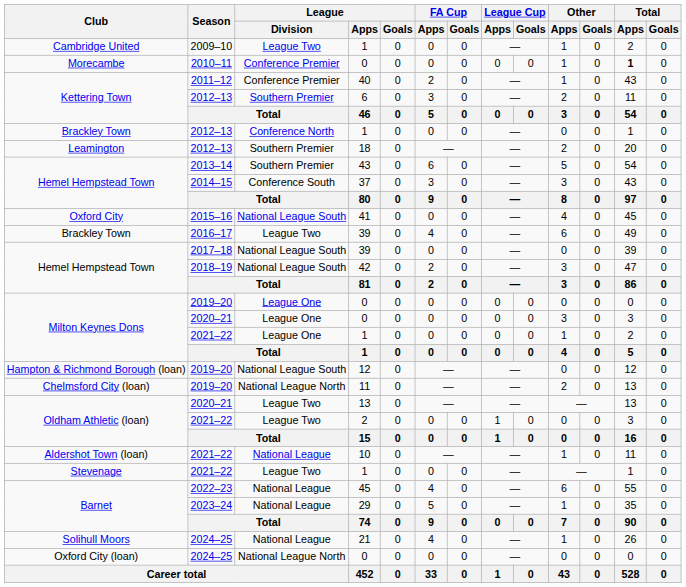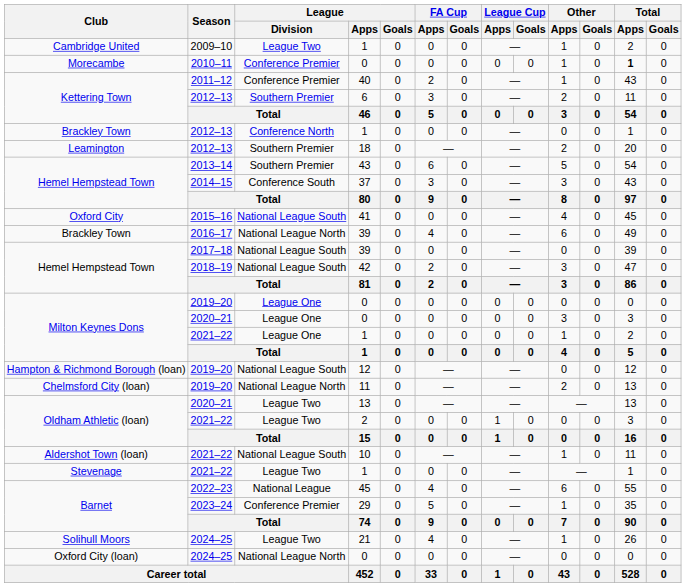(292, 234) League Two -> (292, 234) National League North
(292, 455) National League -> (292, 455) National League South
(292, 506) National League -> (292, 506) Conference Premier
(292, 540) National League -> (292, 540) League Two
